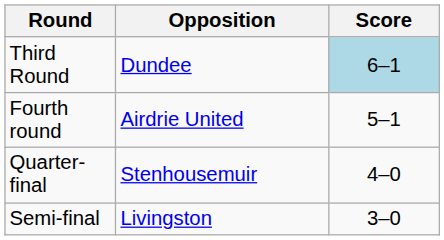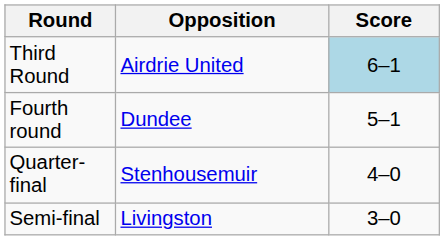(156, 64) Dundee -> (182, 64) Airdrie United
(182, 119) Airdrie United -> (156, 119) Dundee
